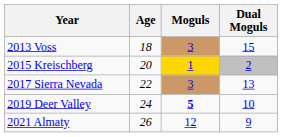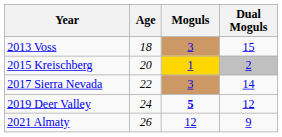(248, 84) 13 -> (248, 84) 14
(248, 103) 10 -> (248, 103) 12
